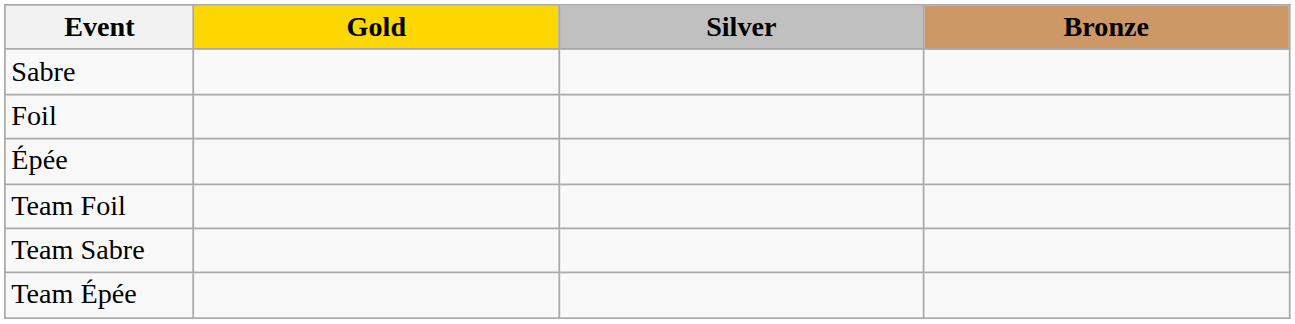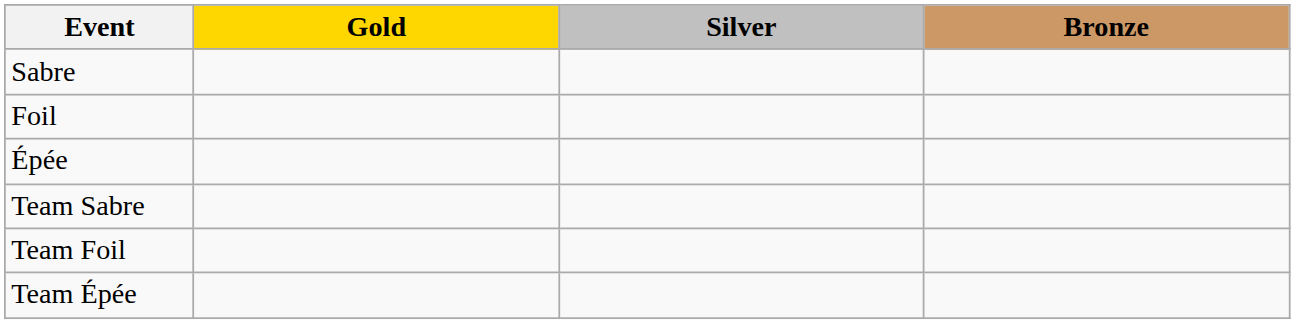rows swapped: (78, 250) <-> (69, 205)
